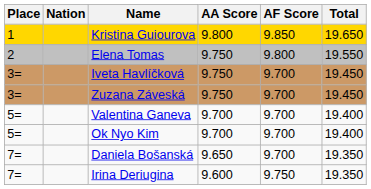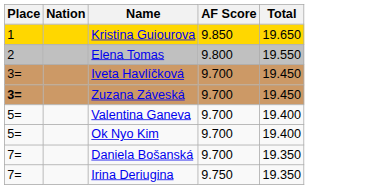- column: (229, 14)
(15, 94) normal -> (15, 94) bold
